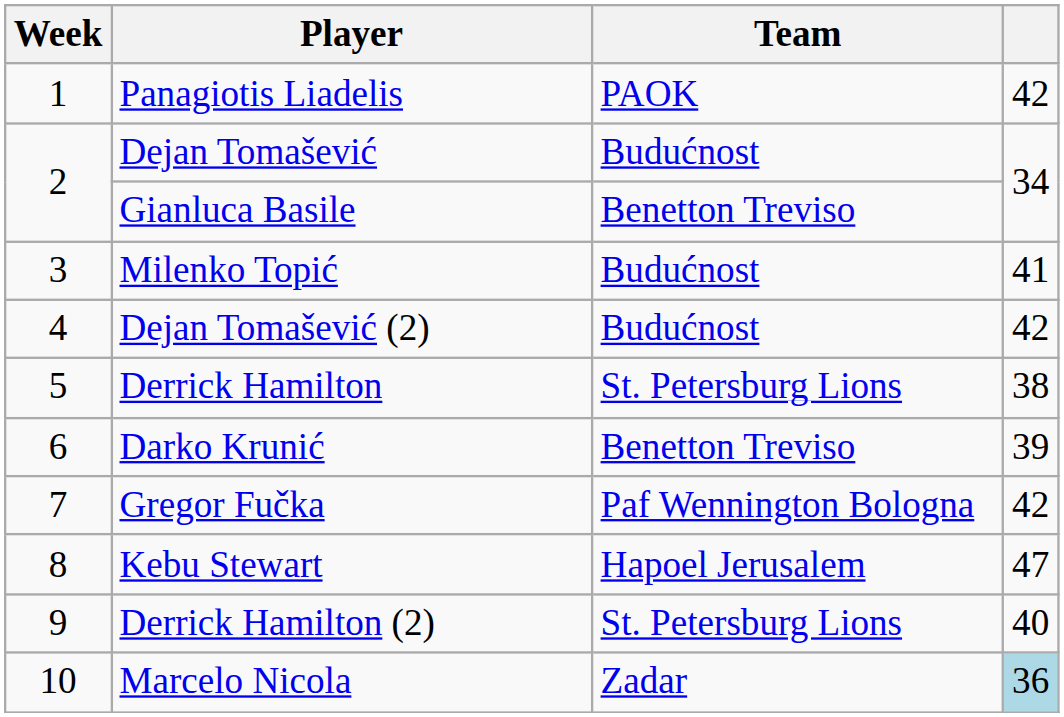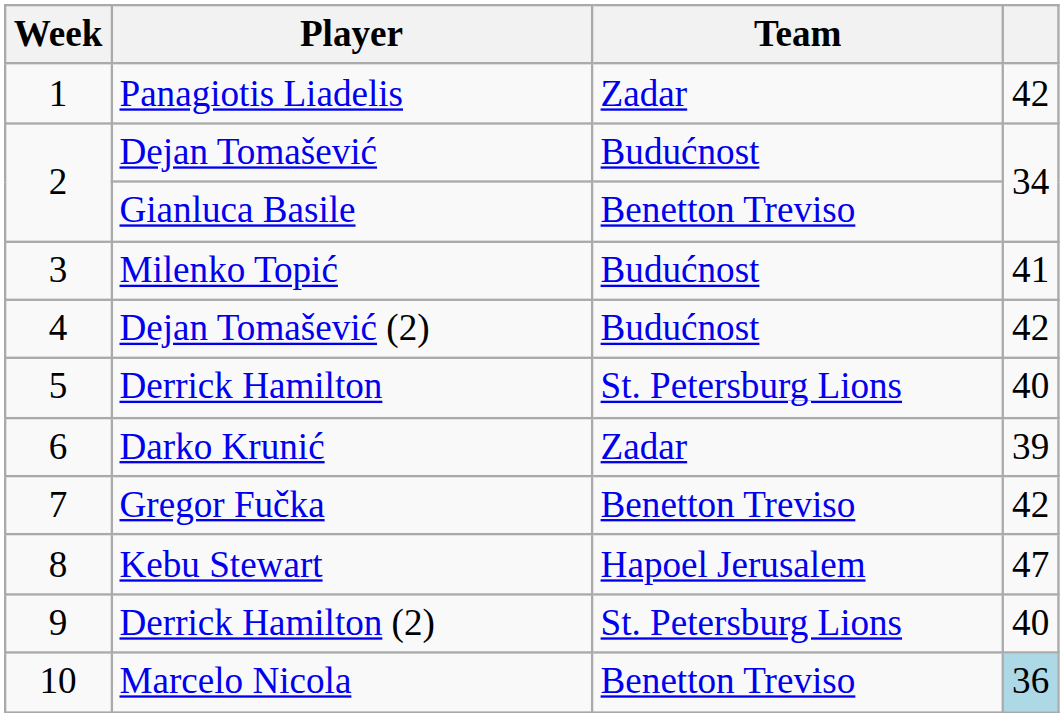(649, 92) PAOK -> (644, 92) Zadar
(1031, 387) 38 -> (1031, 387) 40
(728, 446) Benetton Treviso -> (644, 446) Zadar
(787, 504) Paf Wennington Bologna -> (728, 504) Benetton Treviso
(644, 681) Zadar -> (728, 681) Benetton Treviso
